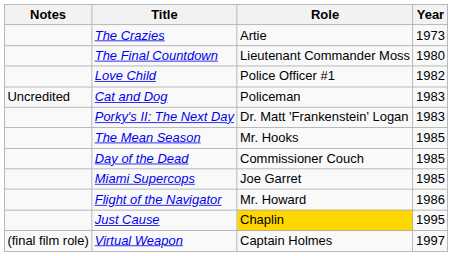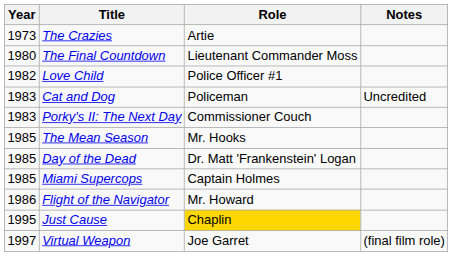columns swapped: (430, 14) <-> (48, 14)
(324, 117) Dr. Matt 'Frankenstein' Logan -> (249, 117) Commissioner Couch
(302, 158) Commissioner Couch -> (272, 158) Dr. Matt 'Frankenstein' Logan
(271, 179) Joe Garret -> (234, 179) Captain Holmes
(286, 240) Captain Holmes -> (218, 240) Joe Garret
